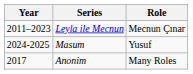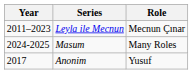(140, 44) Yusuf -> (152, 44) Many Roles
(152, 61) Many Roles -> (140, 61) Yusuf
